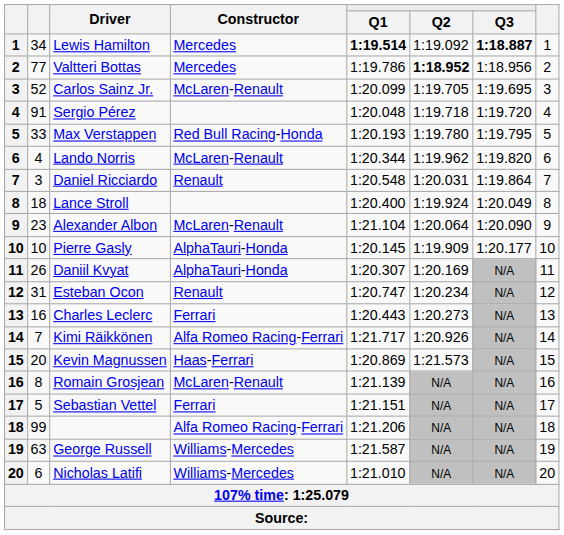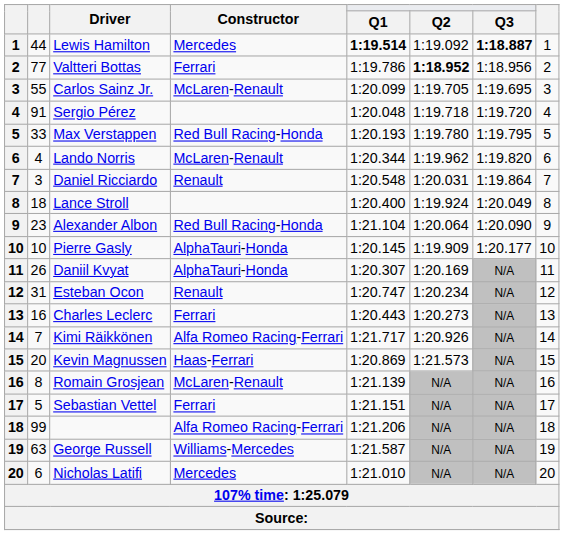(38, 45) 34 -> (38, 45) 44
(205, 67) Mercedes -> (194, 67) Ferrari
(38, 90) 52 -> (38, 90) 55
(228, 225) McLaren-Renault -> (248, 225) Red Bull Racing-Honda
(234, 472) Williams-Mercedes -> (205, 472) Mercedes
